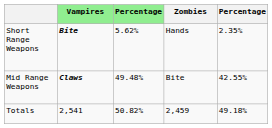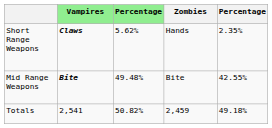(69, 30) Bite -> (71, 30) Claws
(71, 77) Claws -> (69, 77) Bite
